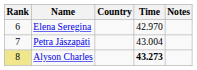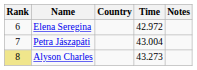(150, 27) 42.970 -> (150, 27) 42.972
(150, 57) bold -> (150, 57) normal
